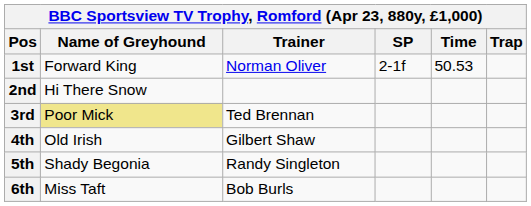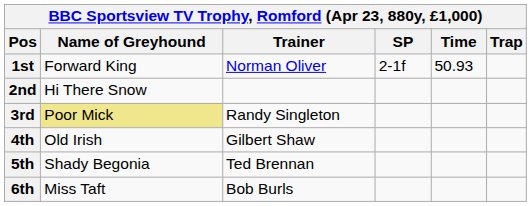(454, 66) 50.53 -> (454, 66) 50.93
(270, 115) Ted Brennan -> (283, 115) Randy Singleton
(283, 164) Randy Singleton -> (270, 164) Ted Brennan
